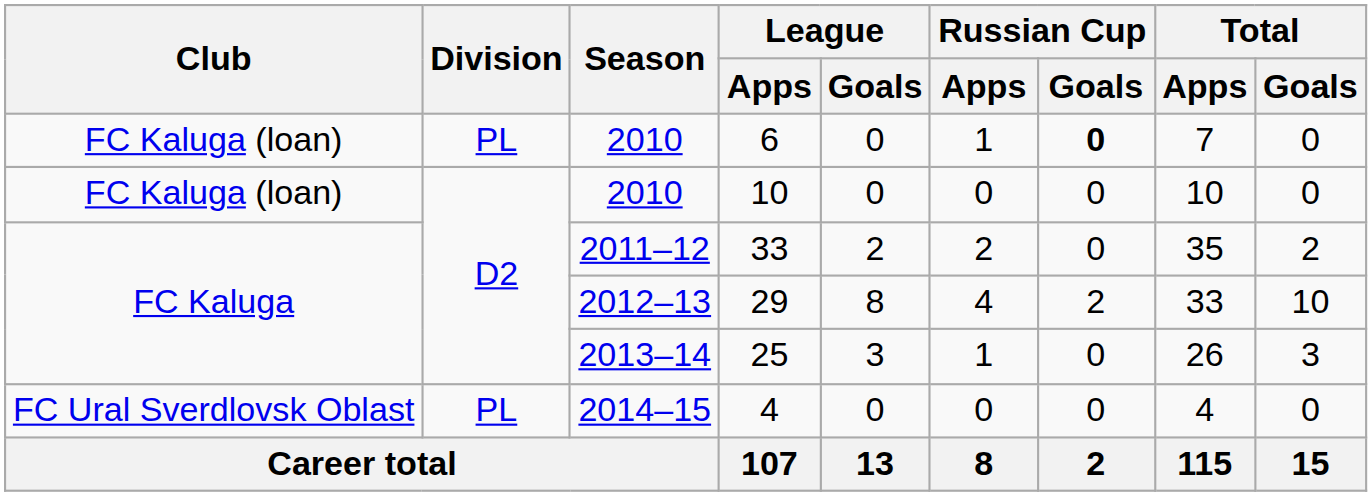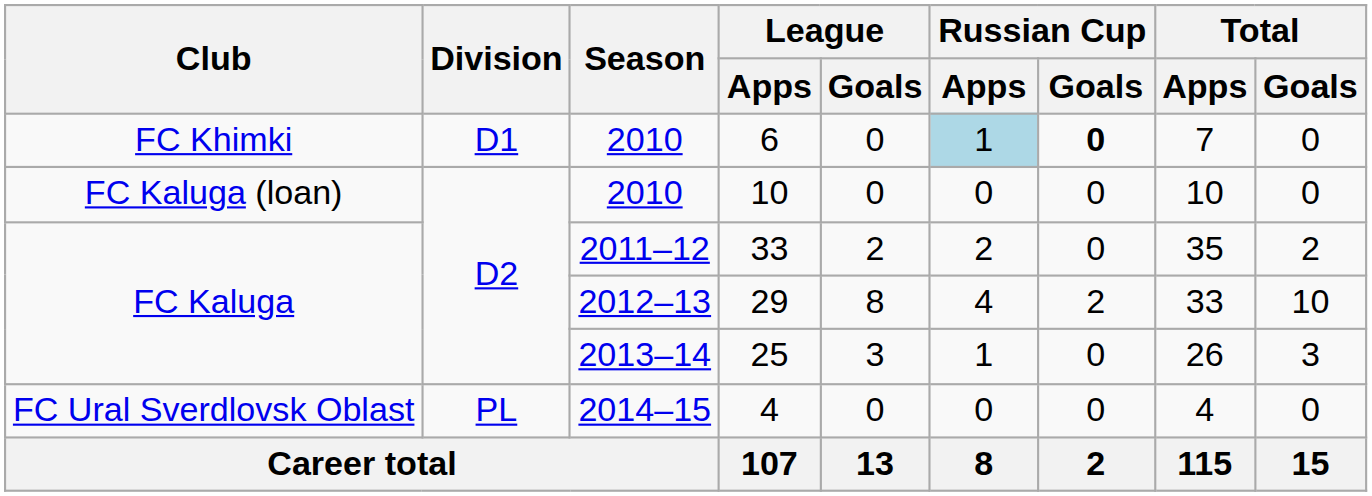(214, 139) FC Kaluga (loan) -> (214, 139) FC Khimki
(496, 139) PL -> (496, 139) D1
(984, 139) no background -> (984, 139) lightblue background
